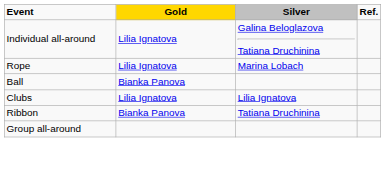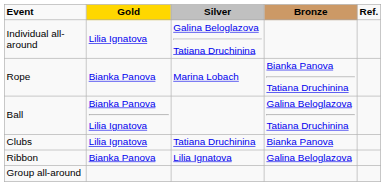+ column: (311, 12)
(147, 66) Lilia Ignatova -> (122, 77) Bianka Panova
(152, 81) Bianka Panova -> (129, 115) Bianka Panova Lilia Ignatova
(267, 97) Lilia Ignatova -> (214, 142) Tatiana Druchinina
(279, 113) Tatiana Druchinina -> (202, 157) Lilia Ignatova
